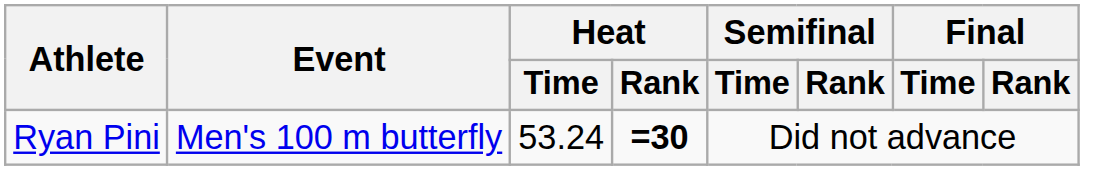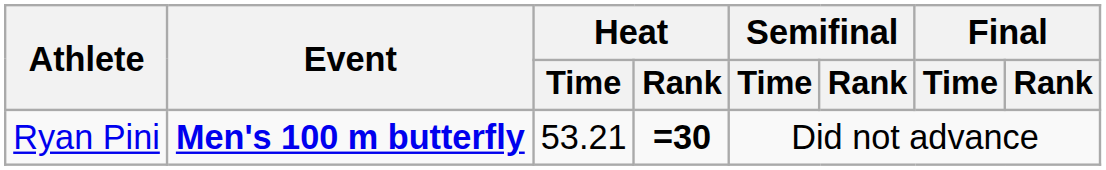(339, 138) normal -> (350, 138) bold
(561, 138) 53.24 -> (584, 138) 53.21
